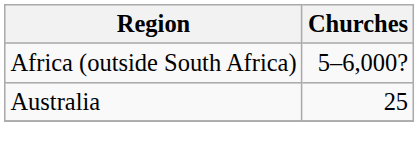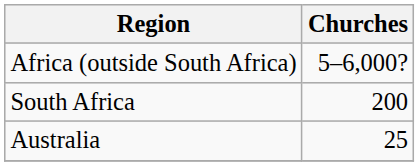+ row: (73, 101)
